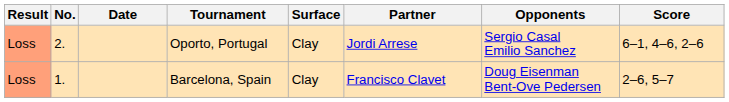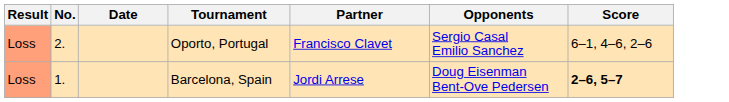- column: (316, 15)
(382, 43) Jordi Arrese -> (343, 43) Francisco Clavet
(396, 79) Francisco Clavet -> (329, 79) Jordi Arrese
(648, 79) normal -> (597, 79) bold
